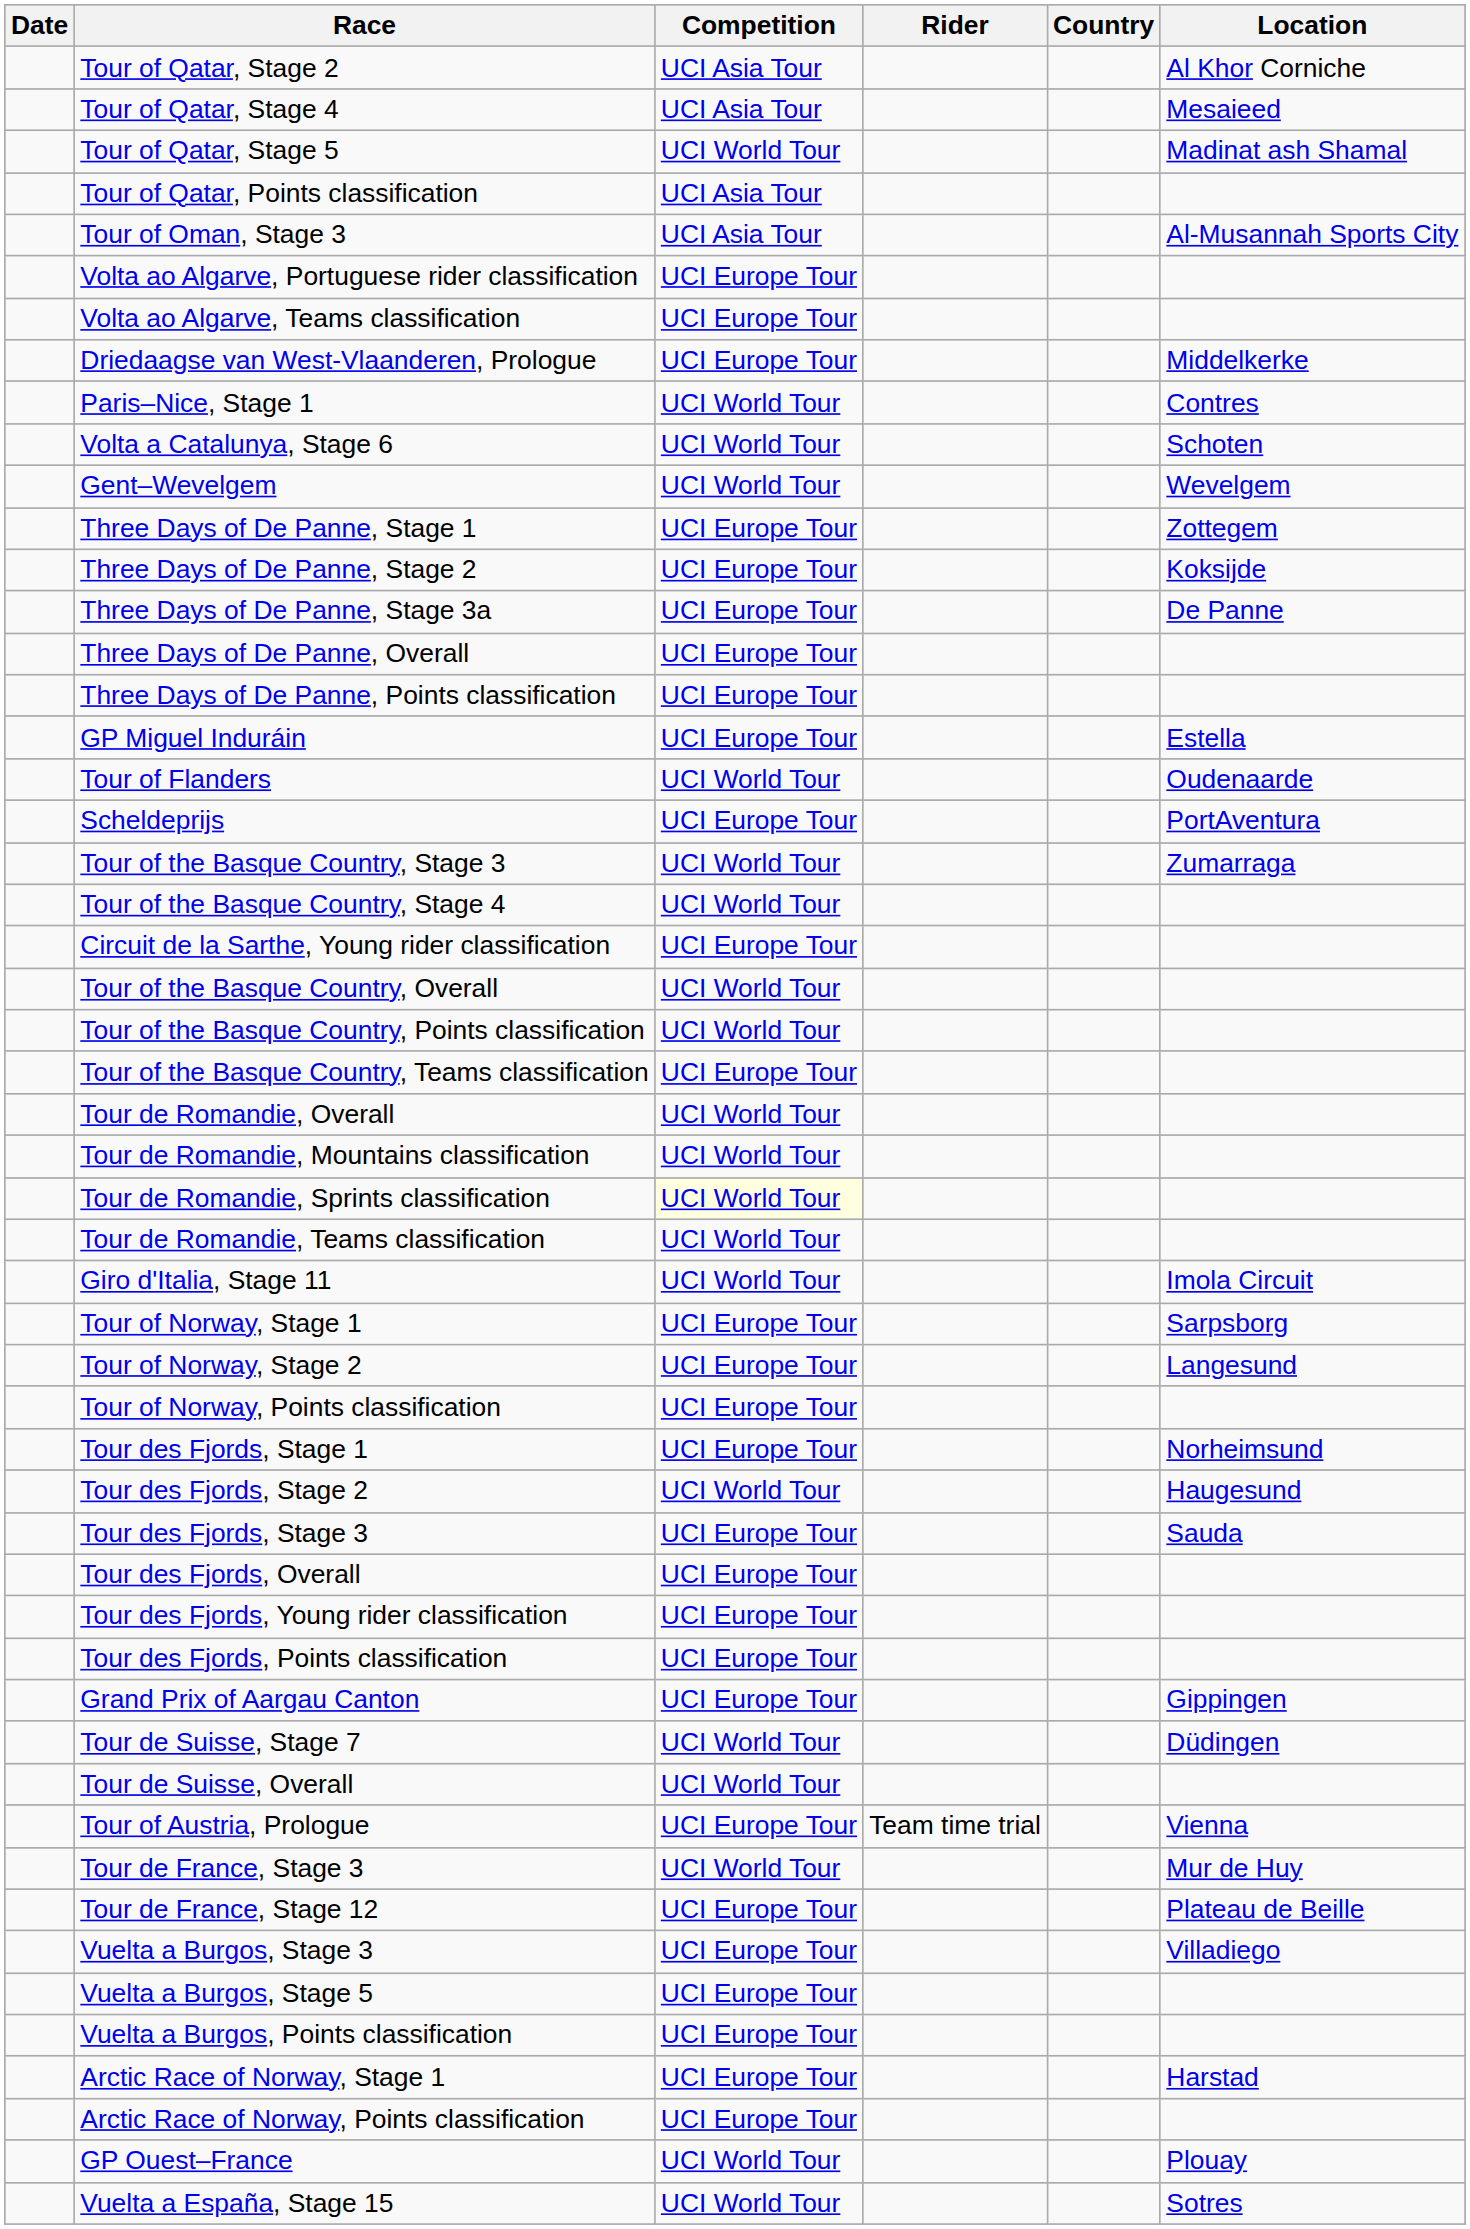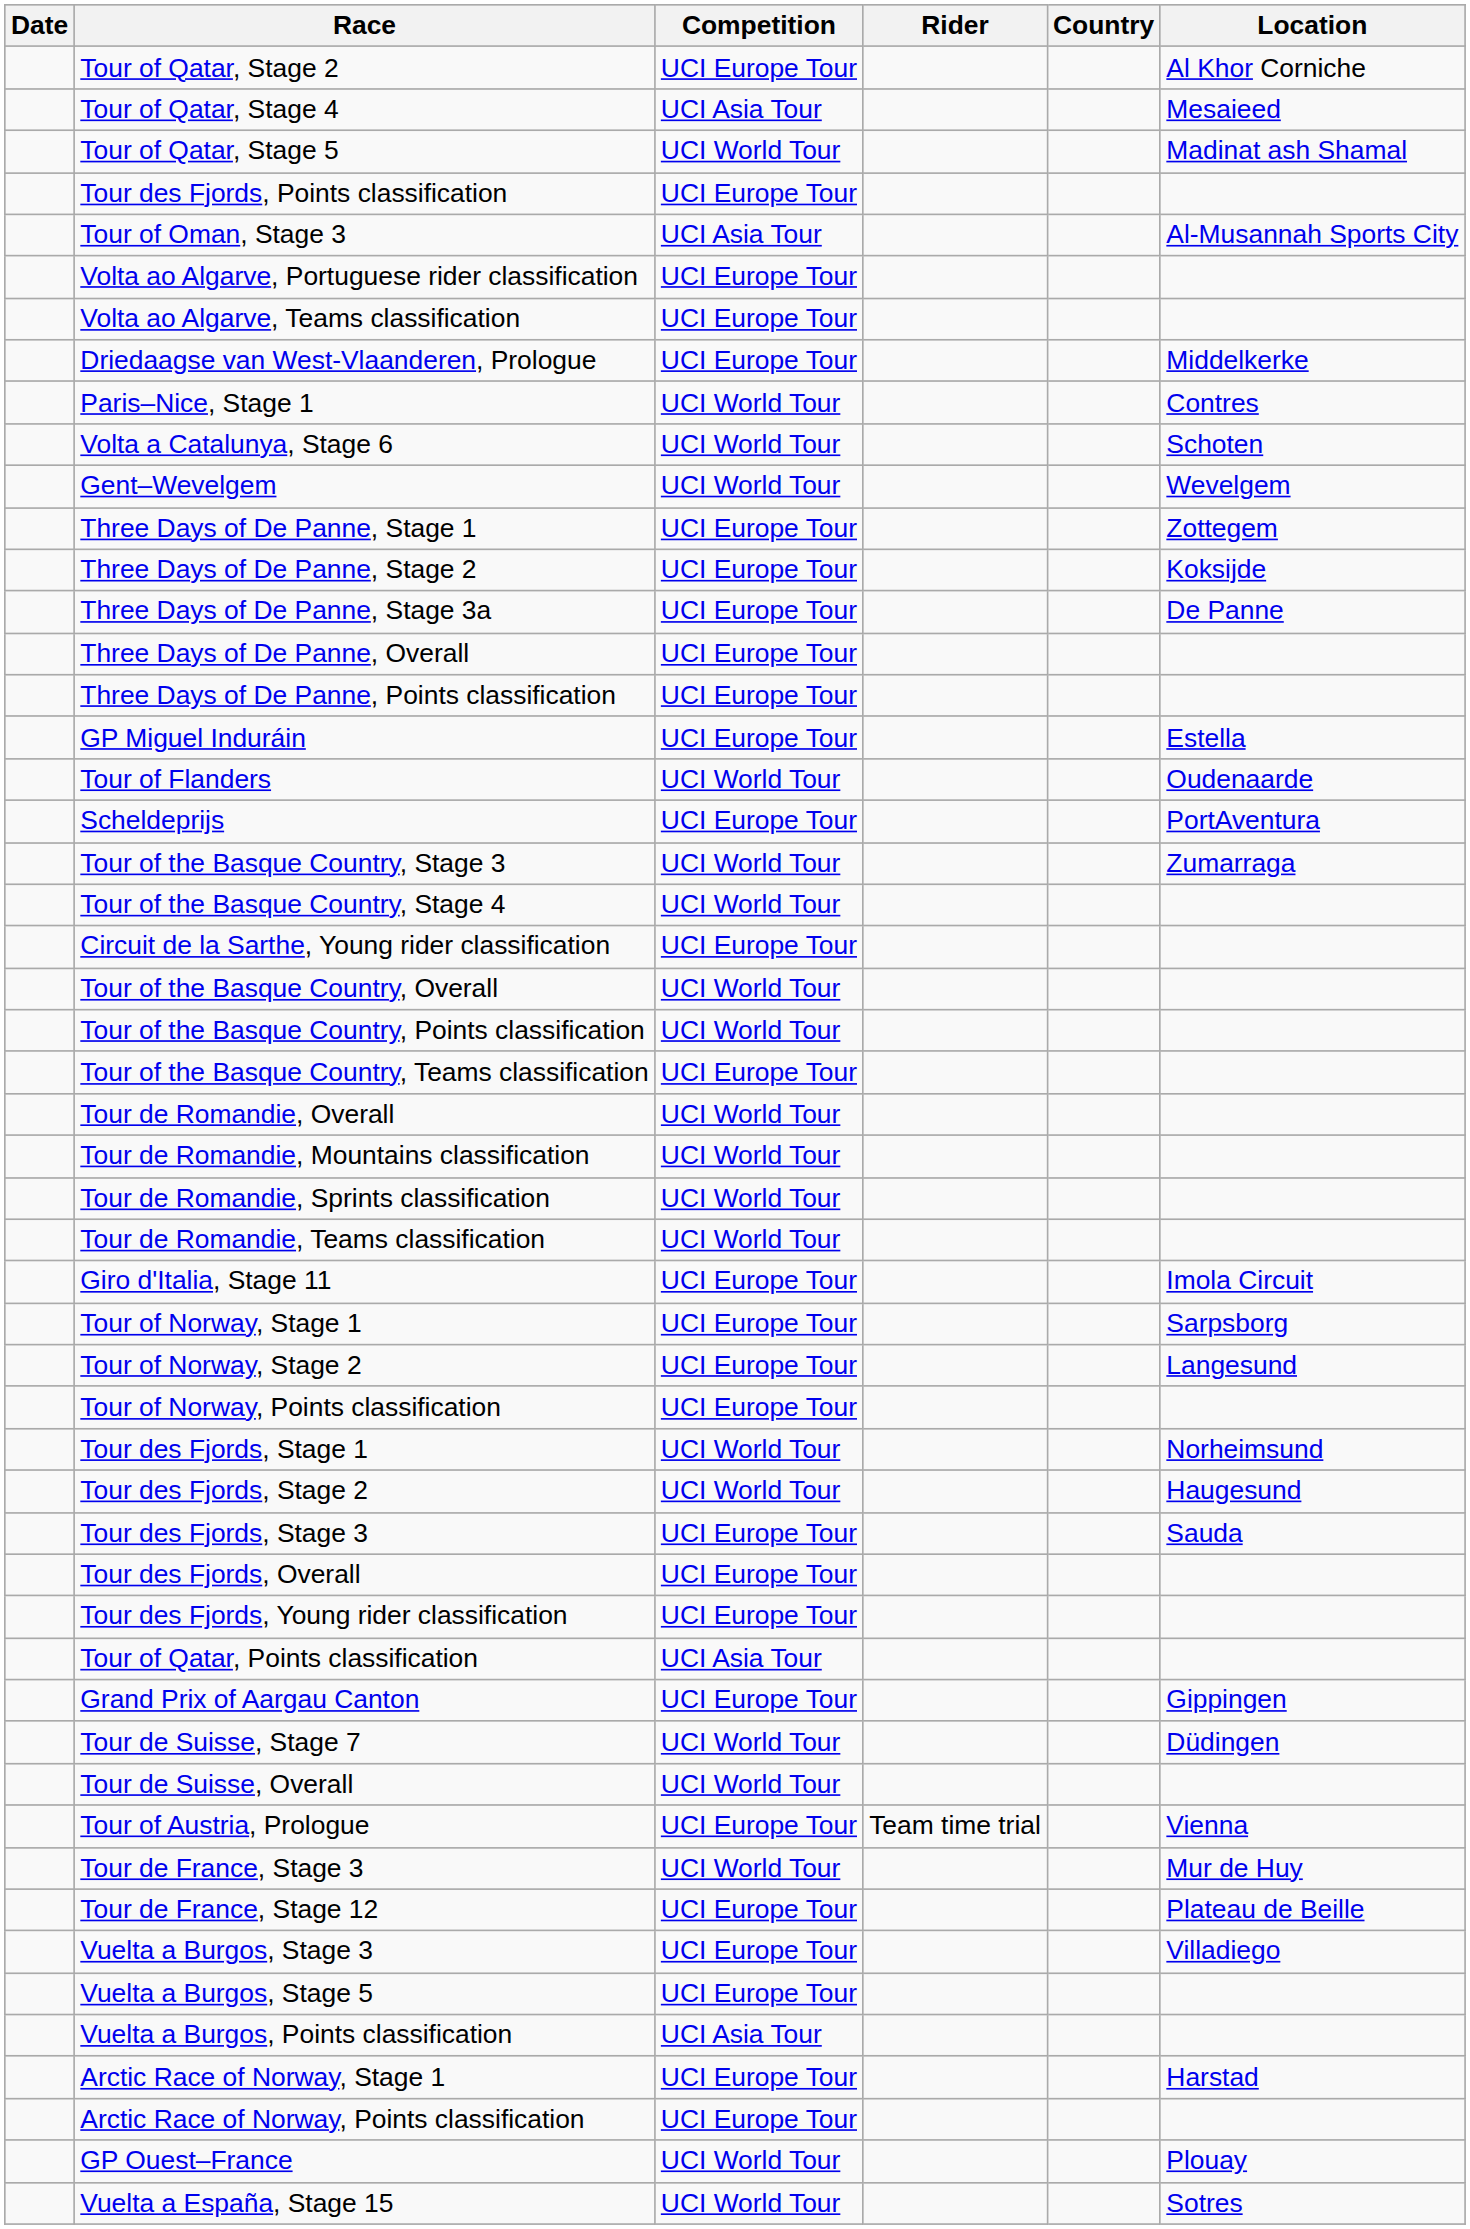(741, 67) UCI Asia Tour -> (759, 67) UCI Europe Tour
rows swapped: (279, 192) <-> (294, 1658)
(751, 1197) lightyellow background -> (751, 1197) no background
(751, 1281) UCI World Tour -> (759, 1281) UCI Europe Tour
(759, 1448) UCI Europe Tour -> (751, 1448) UCI World Tour
(759, 2035) UCI Europe Tour -> (741, 2035) UCI Asia Tour
